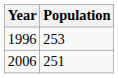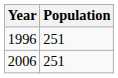(54, 38) 253 -> (54, 38) 251
